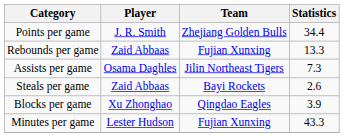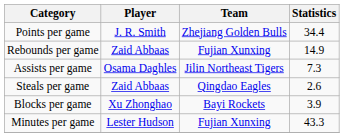(314, 50) 13.3 -> (314, 50) 14.9
(234, 86) Bayi Rockets -> (234, 86) Qingdao Eagles
(234, 104) Qingdao Eagles -> (234, 104) Bayi Rockets
